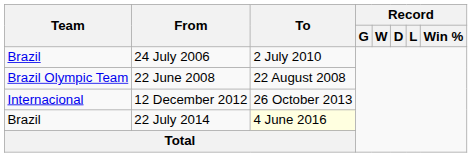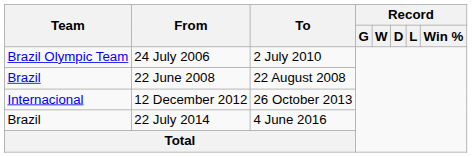(24, 57) Brazil -> (68, 57) Brazil Olympic Team
(68, 78) Brazil Olympic Team -> (24, 78) Brazil
(290, 120) lightyellow background -> (290, 120) no background
